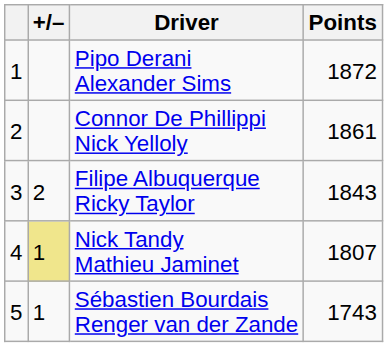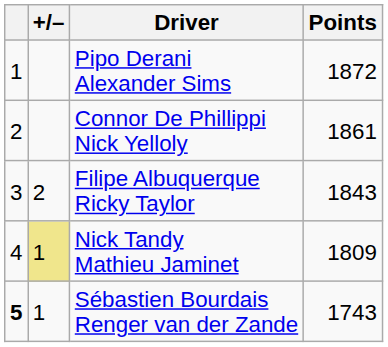(352, 252) 1807 -> (352, 252) 1809
(16, 312) normal -> (16, 312) bold
